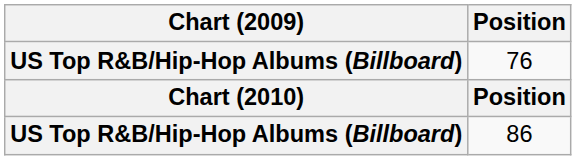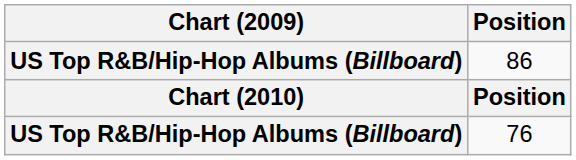rows swapped: (519, 60) <-> (519, 135)
